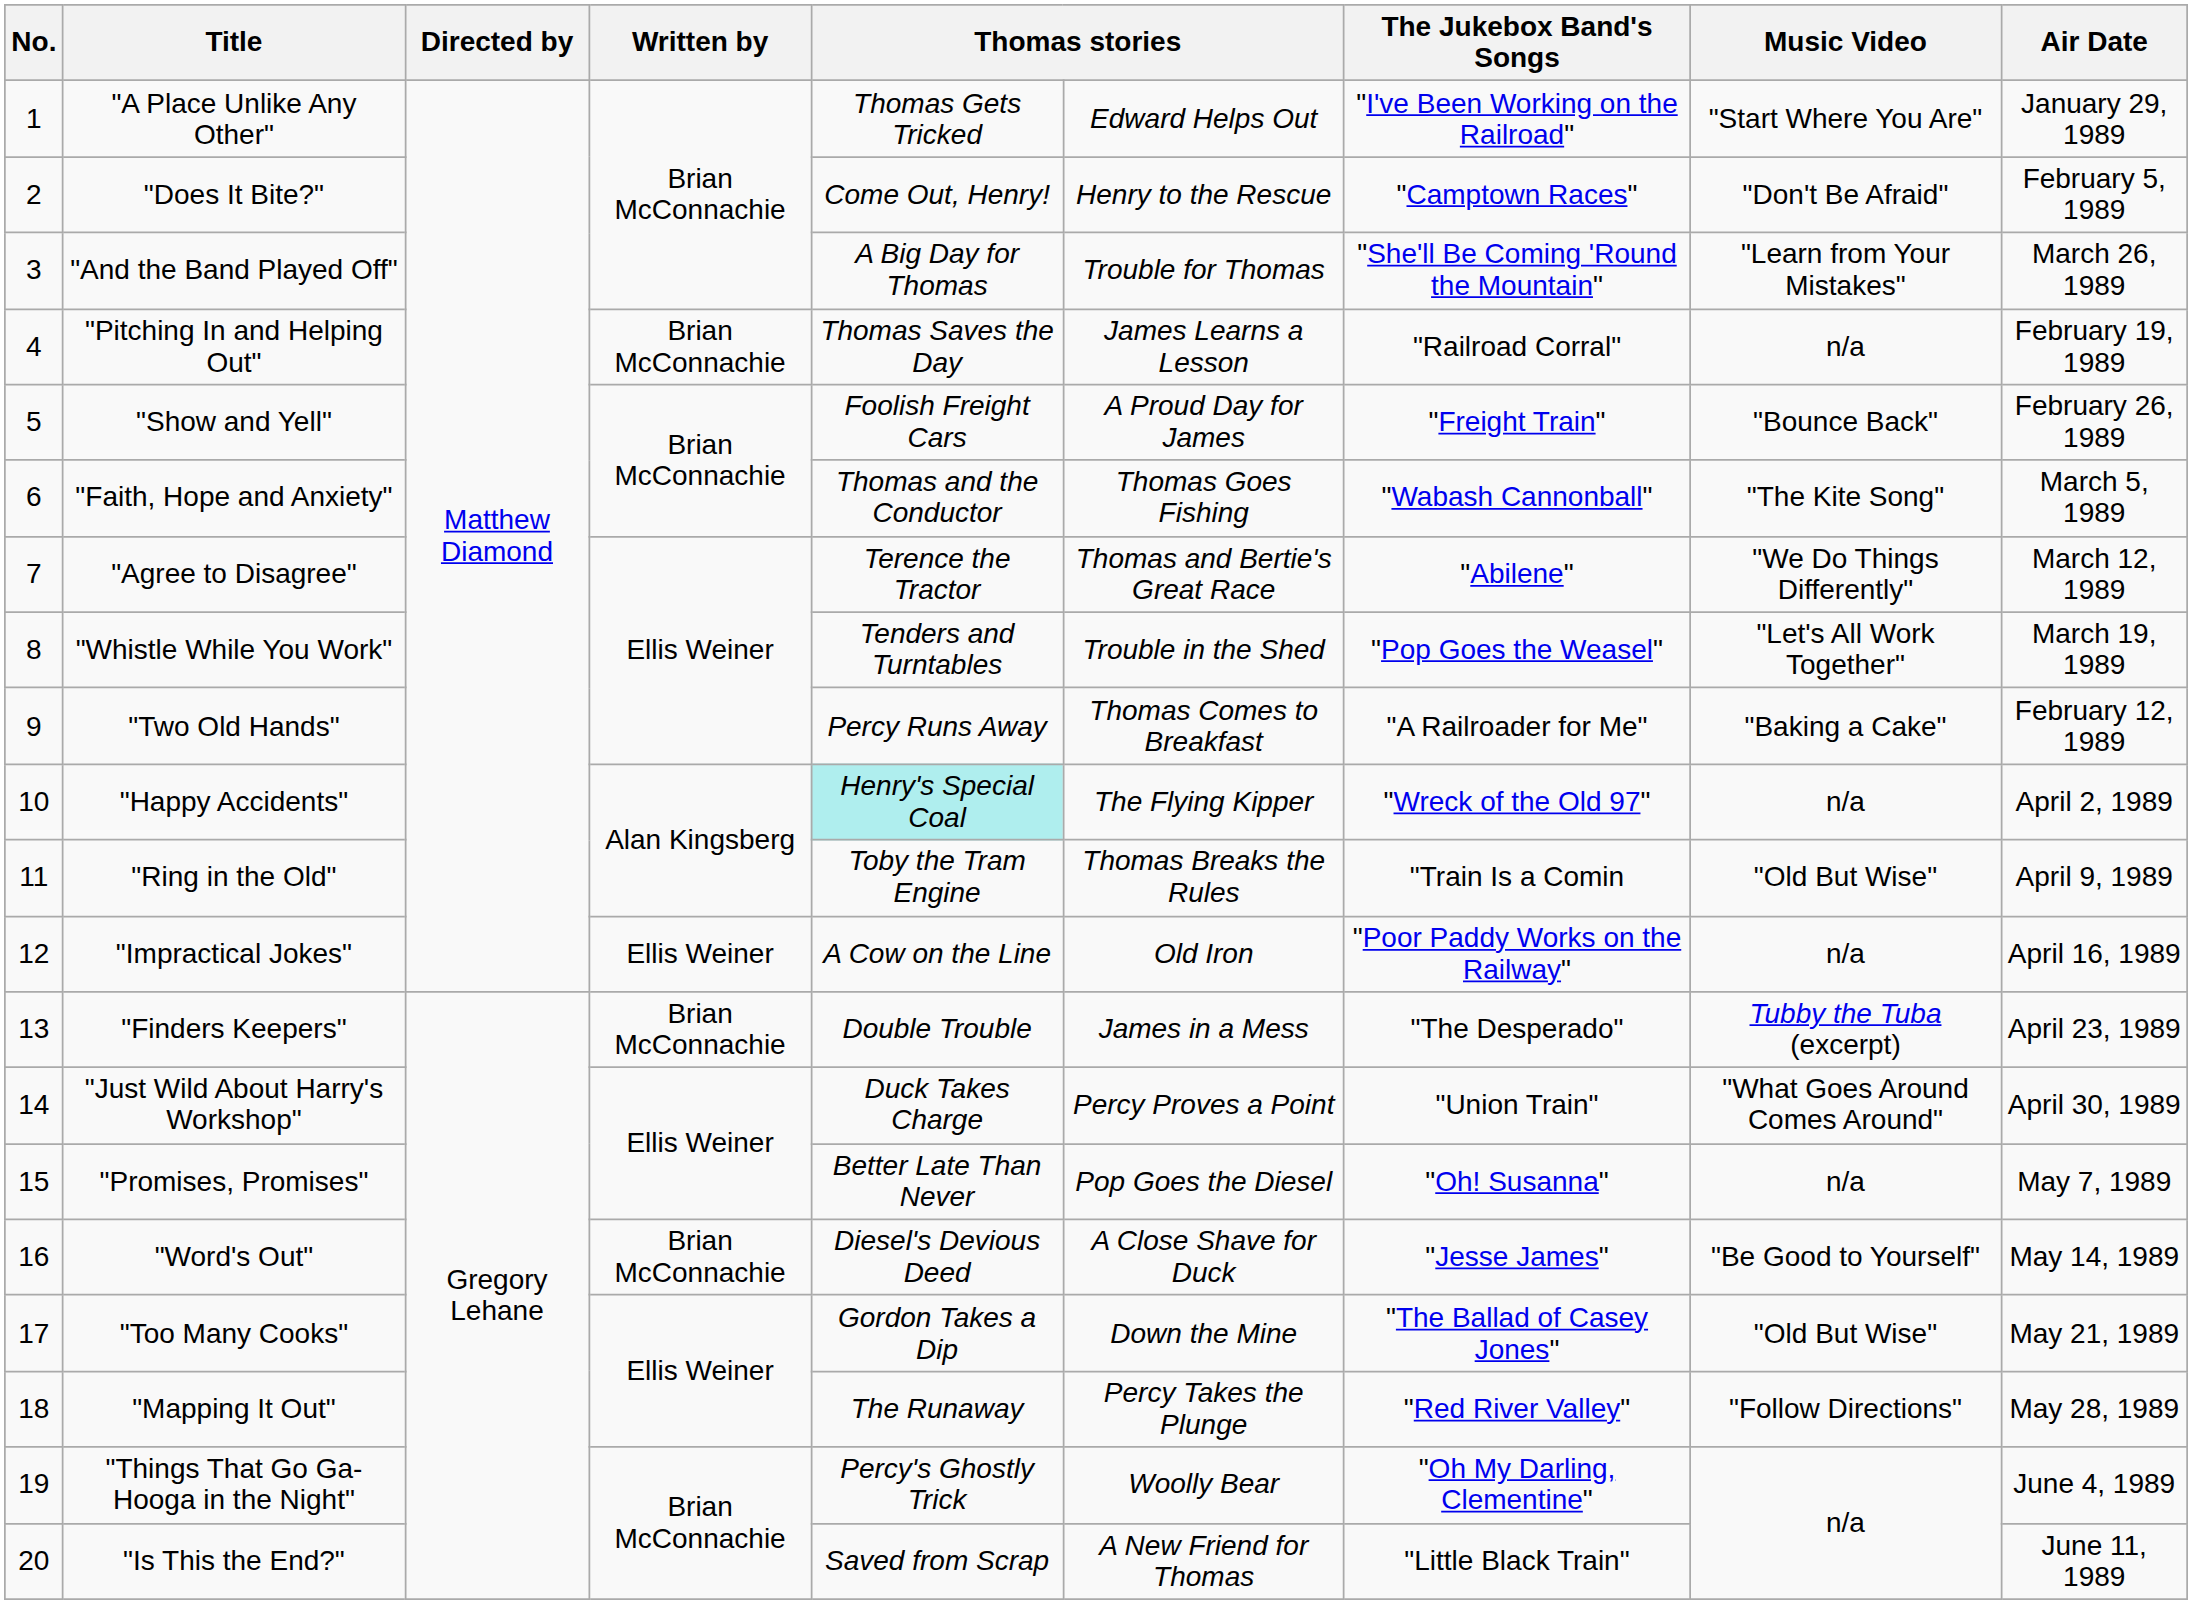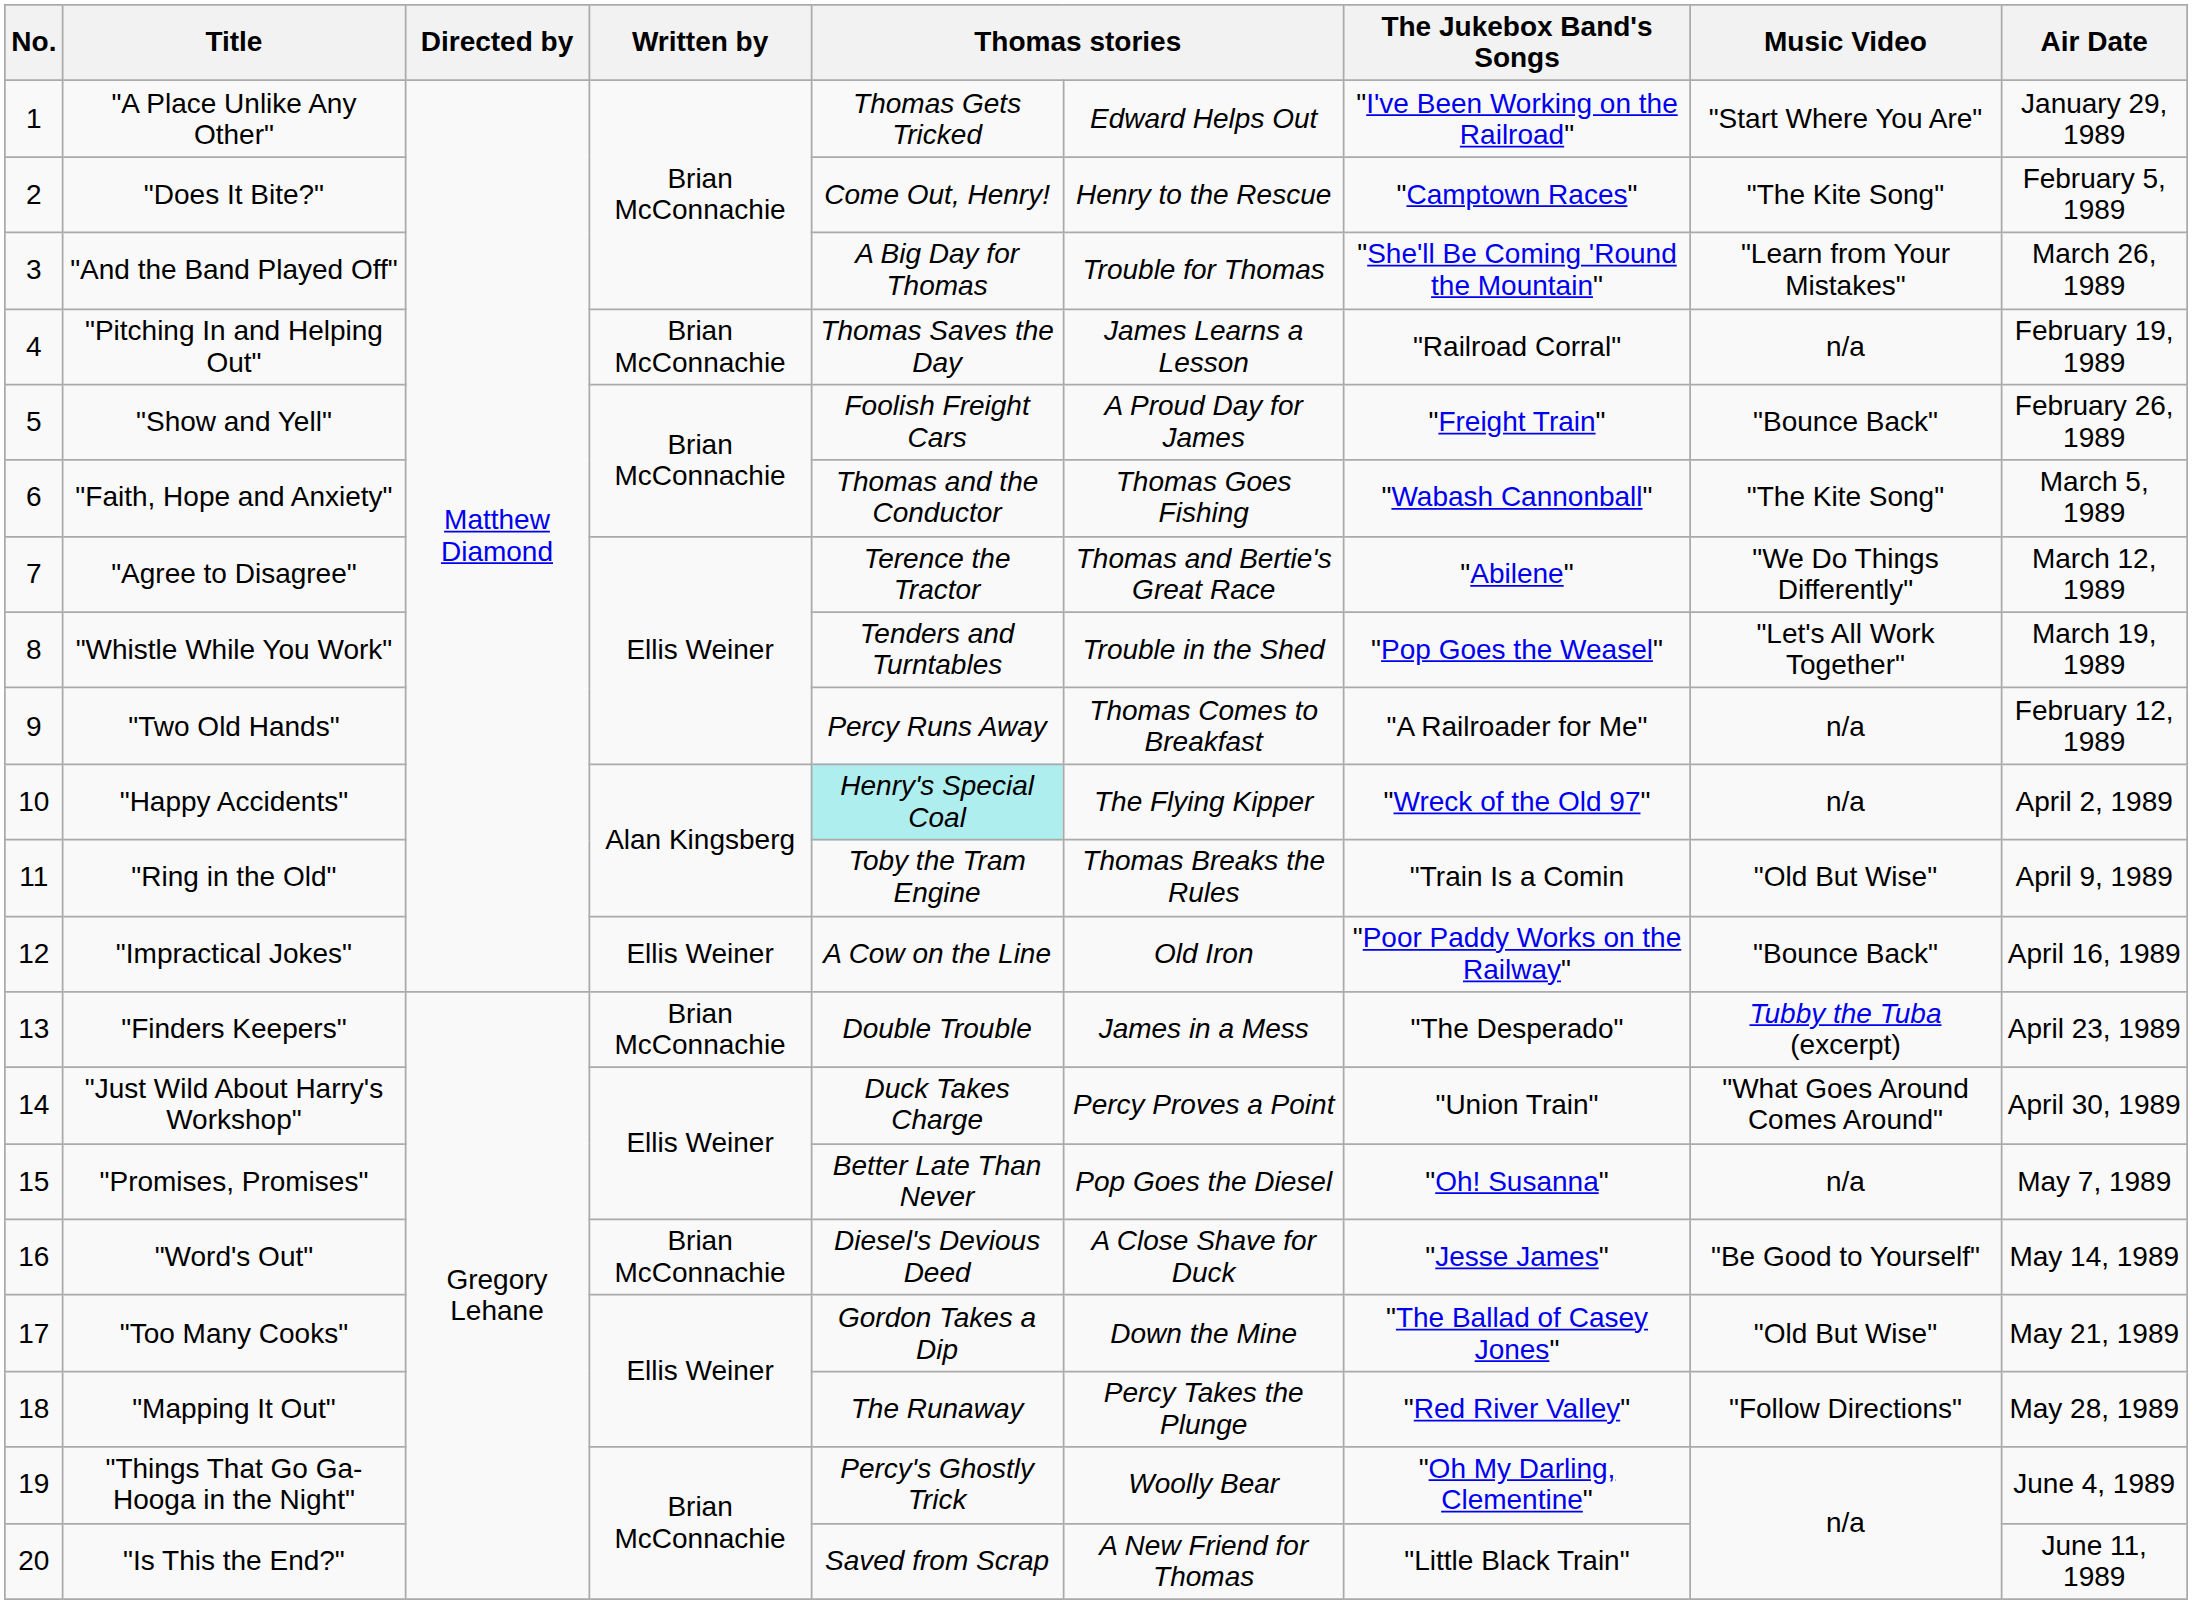(1845, 194) "Don't Be Afraid" -> (1845, 194) "The Kite Song"
(1845, 725) "Baking a Cake" -> (1845, 725) n/a
(1845, 953) n/a -> (1845, 953) "Bounce Back"
